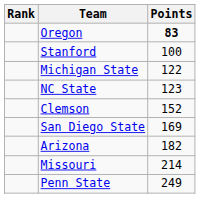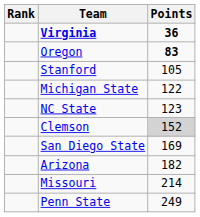+ row: (68, 33)
(171, 52) 100 -> (171, 70) 105
(171, 108) no background -> (171, 127) lightgrey background
